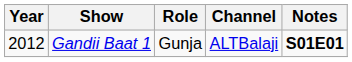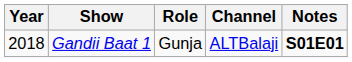(26, 43) 2012 -> (26, 43) 2018
